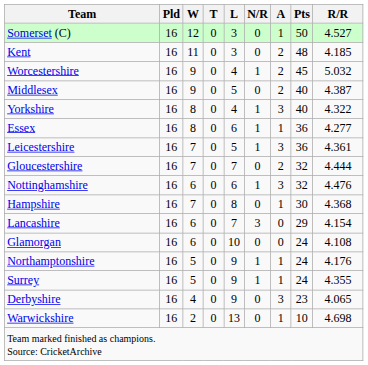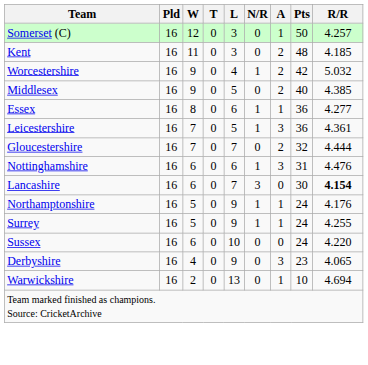(338, 33) 4.527 -> (338, 33) 4.257
(302, 71) 45 -> (302, 71) 42
(338, 90) 4.387 -> (338, 90) 4.385
- row: (31, 109)
(302, 185) 32 -> (302, 166) 31
- row: (33, 204)
(302, 223) 29 -> (302, 185) 30
(338, 223) normal -> (338, 185) bold
- row: (34, 242)
(338, 280) 4.355 -> (338, 223) 4.255
+ row: (24, 242)
(338, 318) 4.698 -> (338, 280) 4.694
